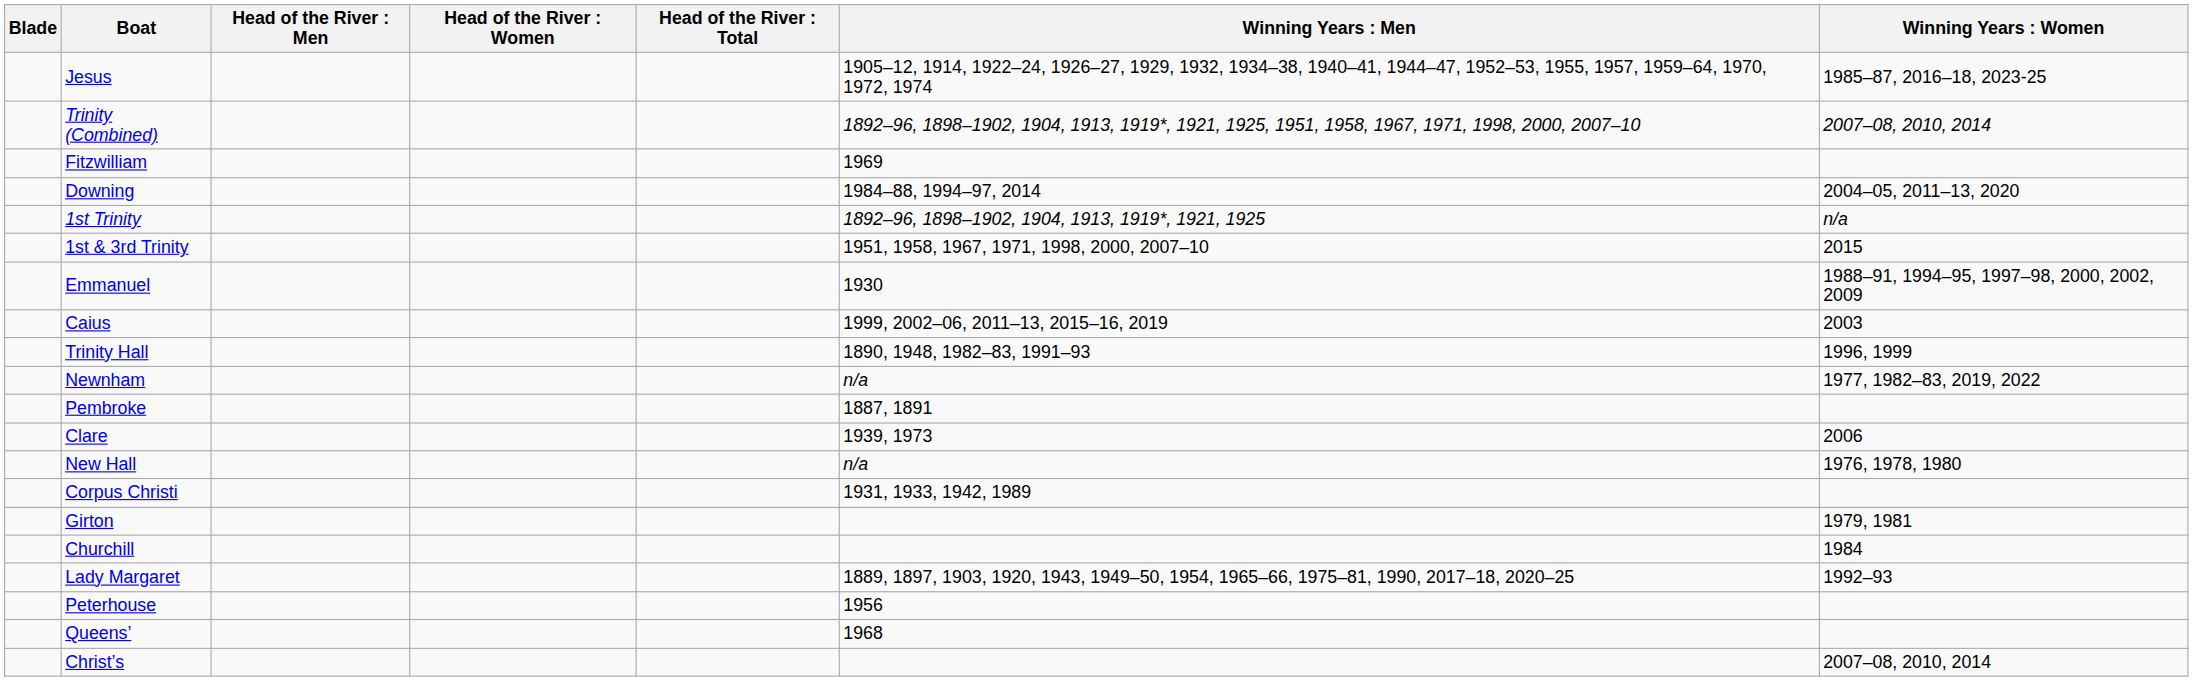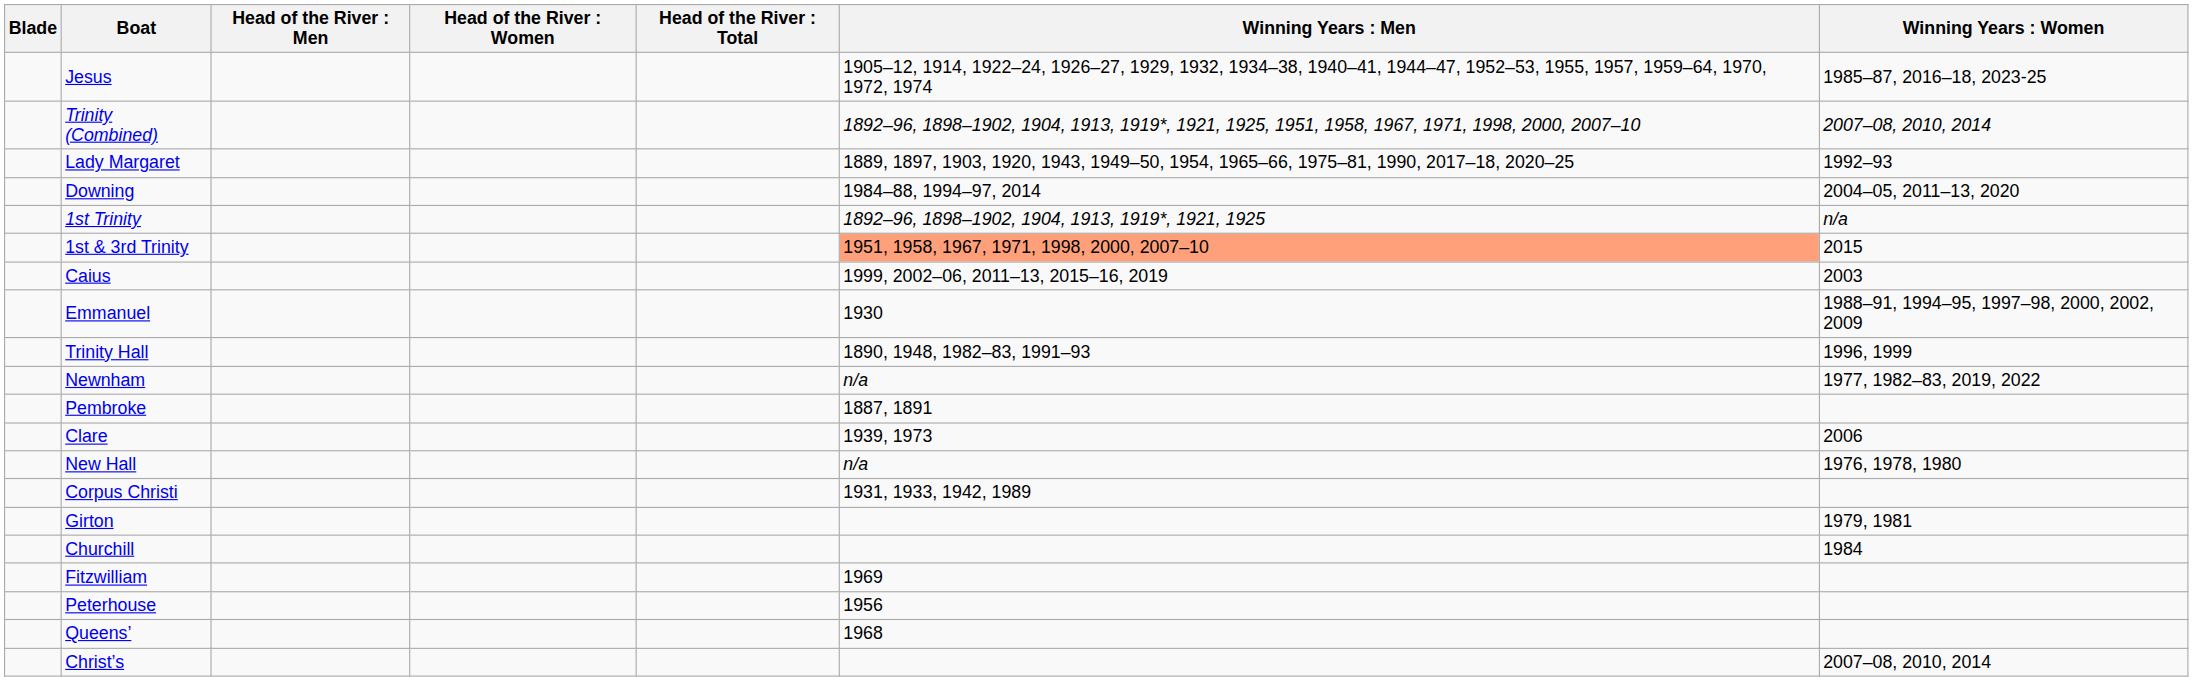rows swapped: (122, 577) <-> (106, 163)
(1026, 247) no background -> (1026, 247) lightsalmon background
rows swapped: (88, 323) <-> (108, 285)
